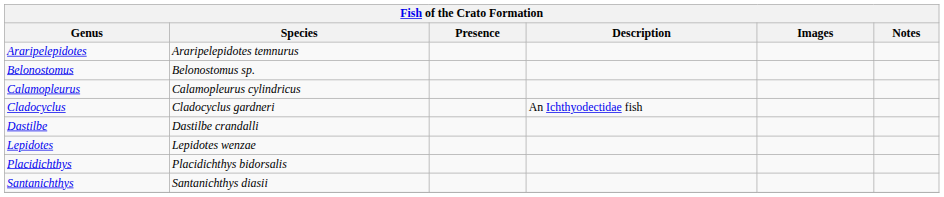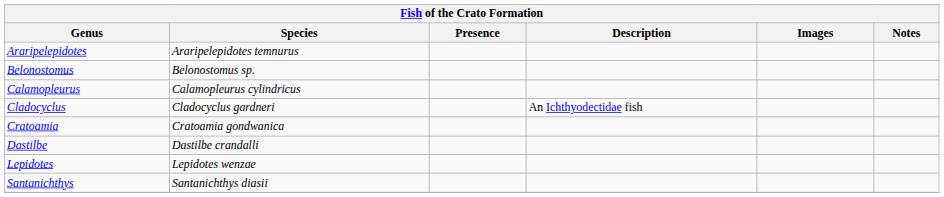+ row: (33, 126)
- row: (39, 164)
